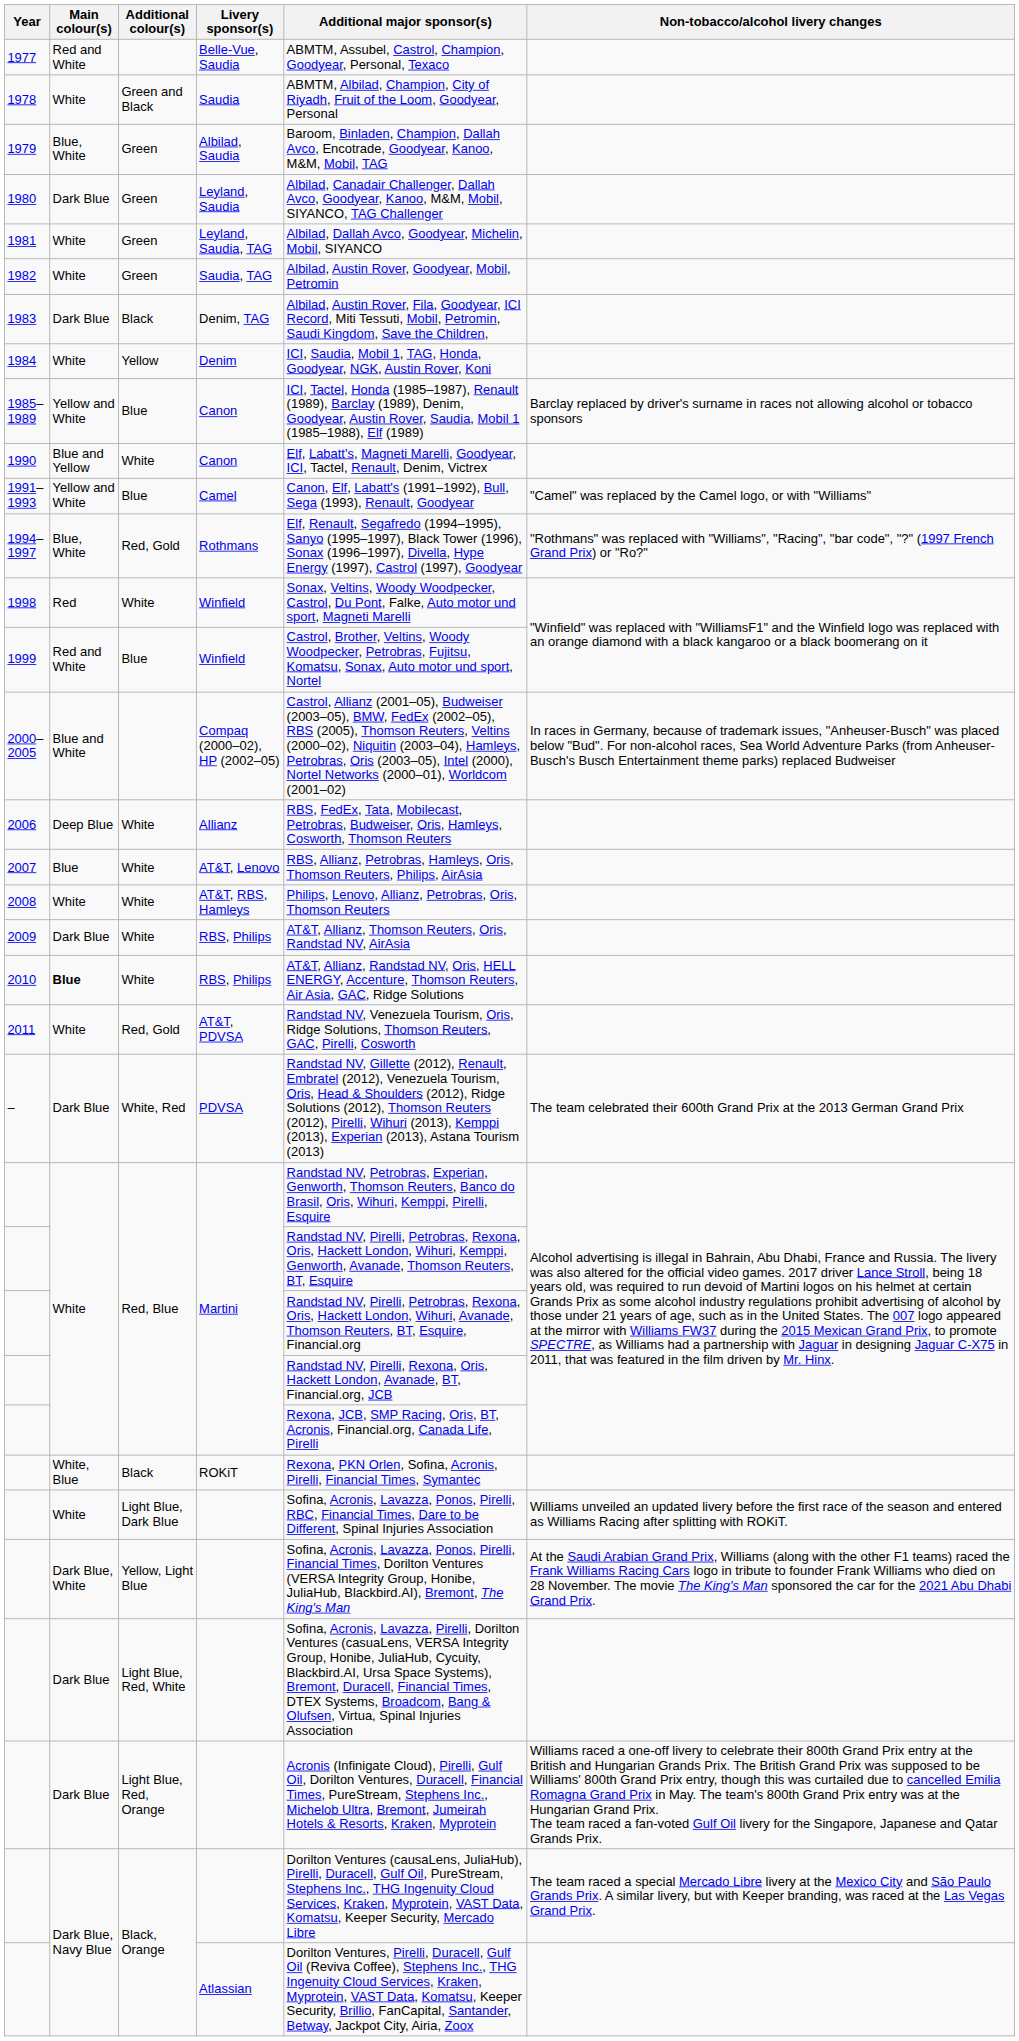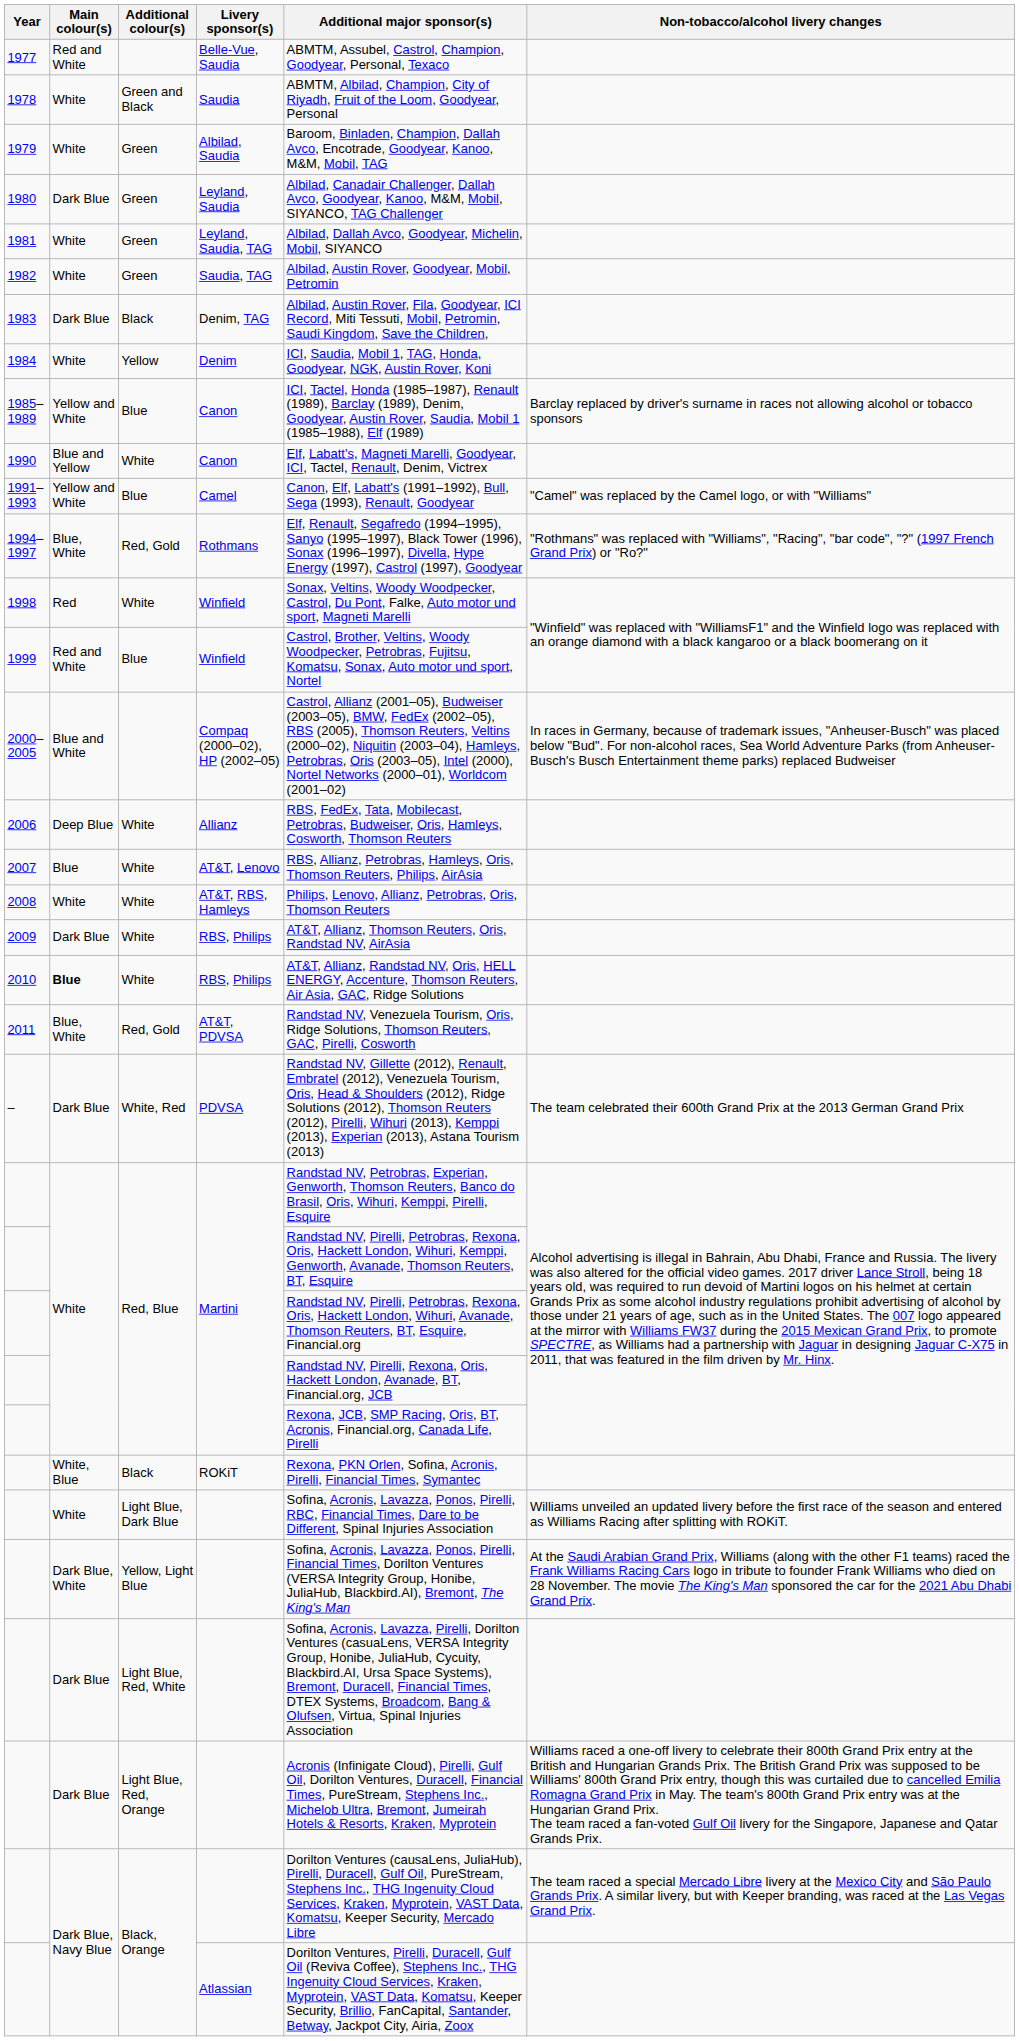(69, 149) Blue, White -> (69, 149) White
(69, 1029) White -> (69, 1029) Blue, White
